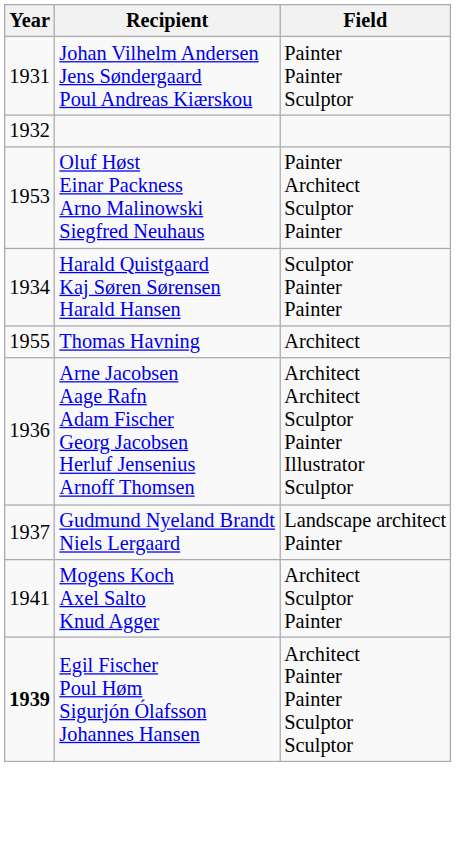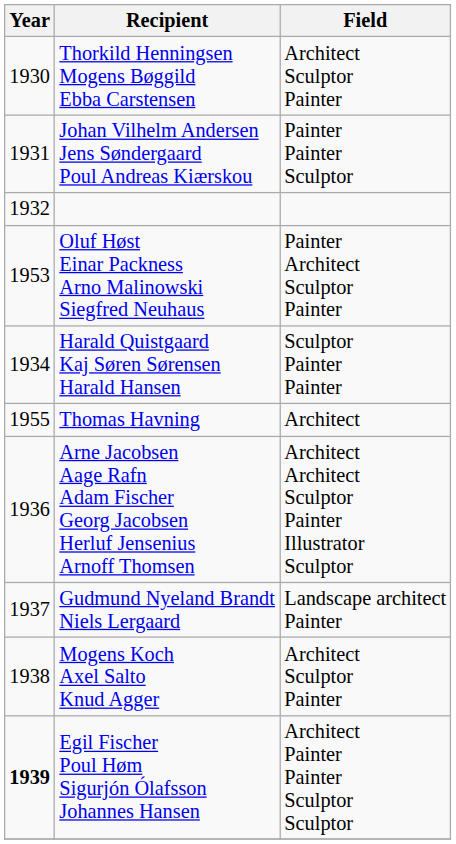+ row: (146, 75)
(30, 598) 1941 -> (30, 676) 1938
